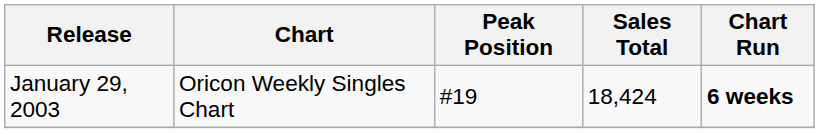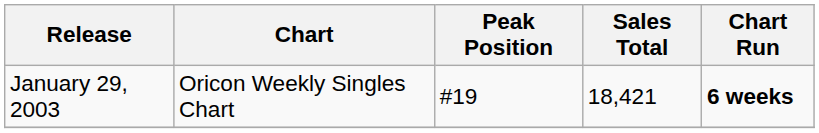(622, 96) 18,424 -> (622, 96) 18,421
